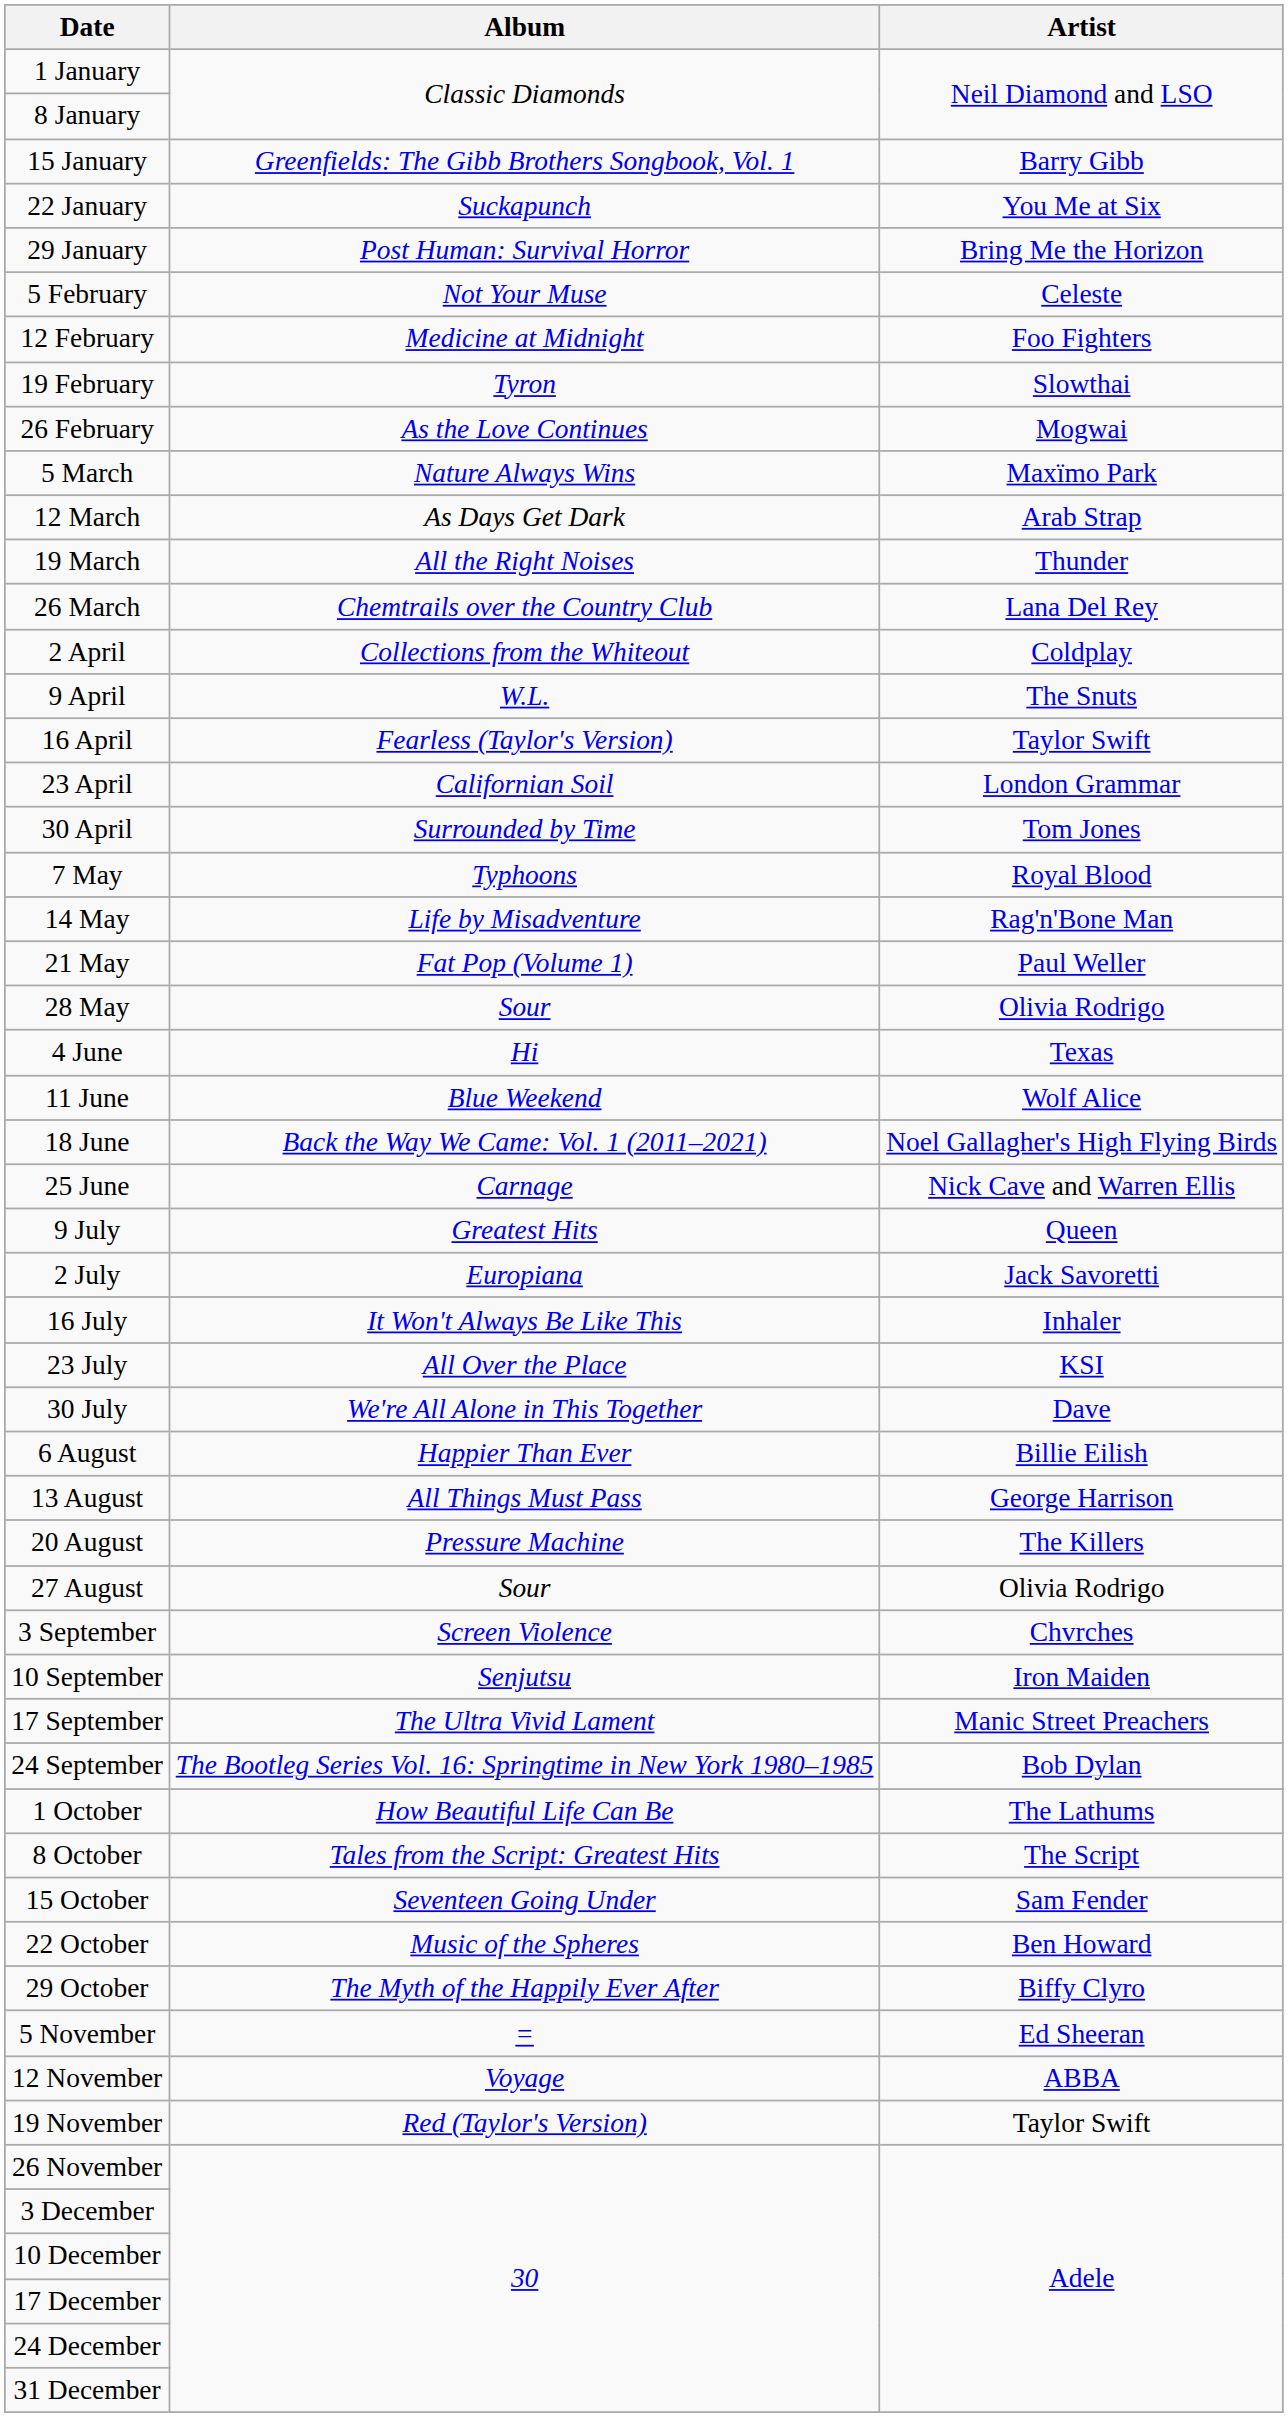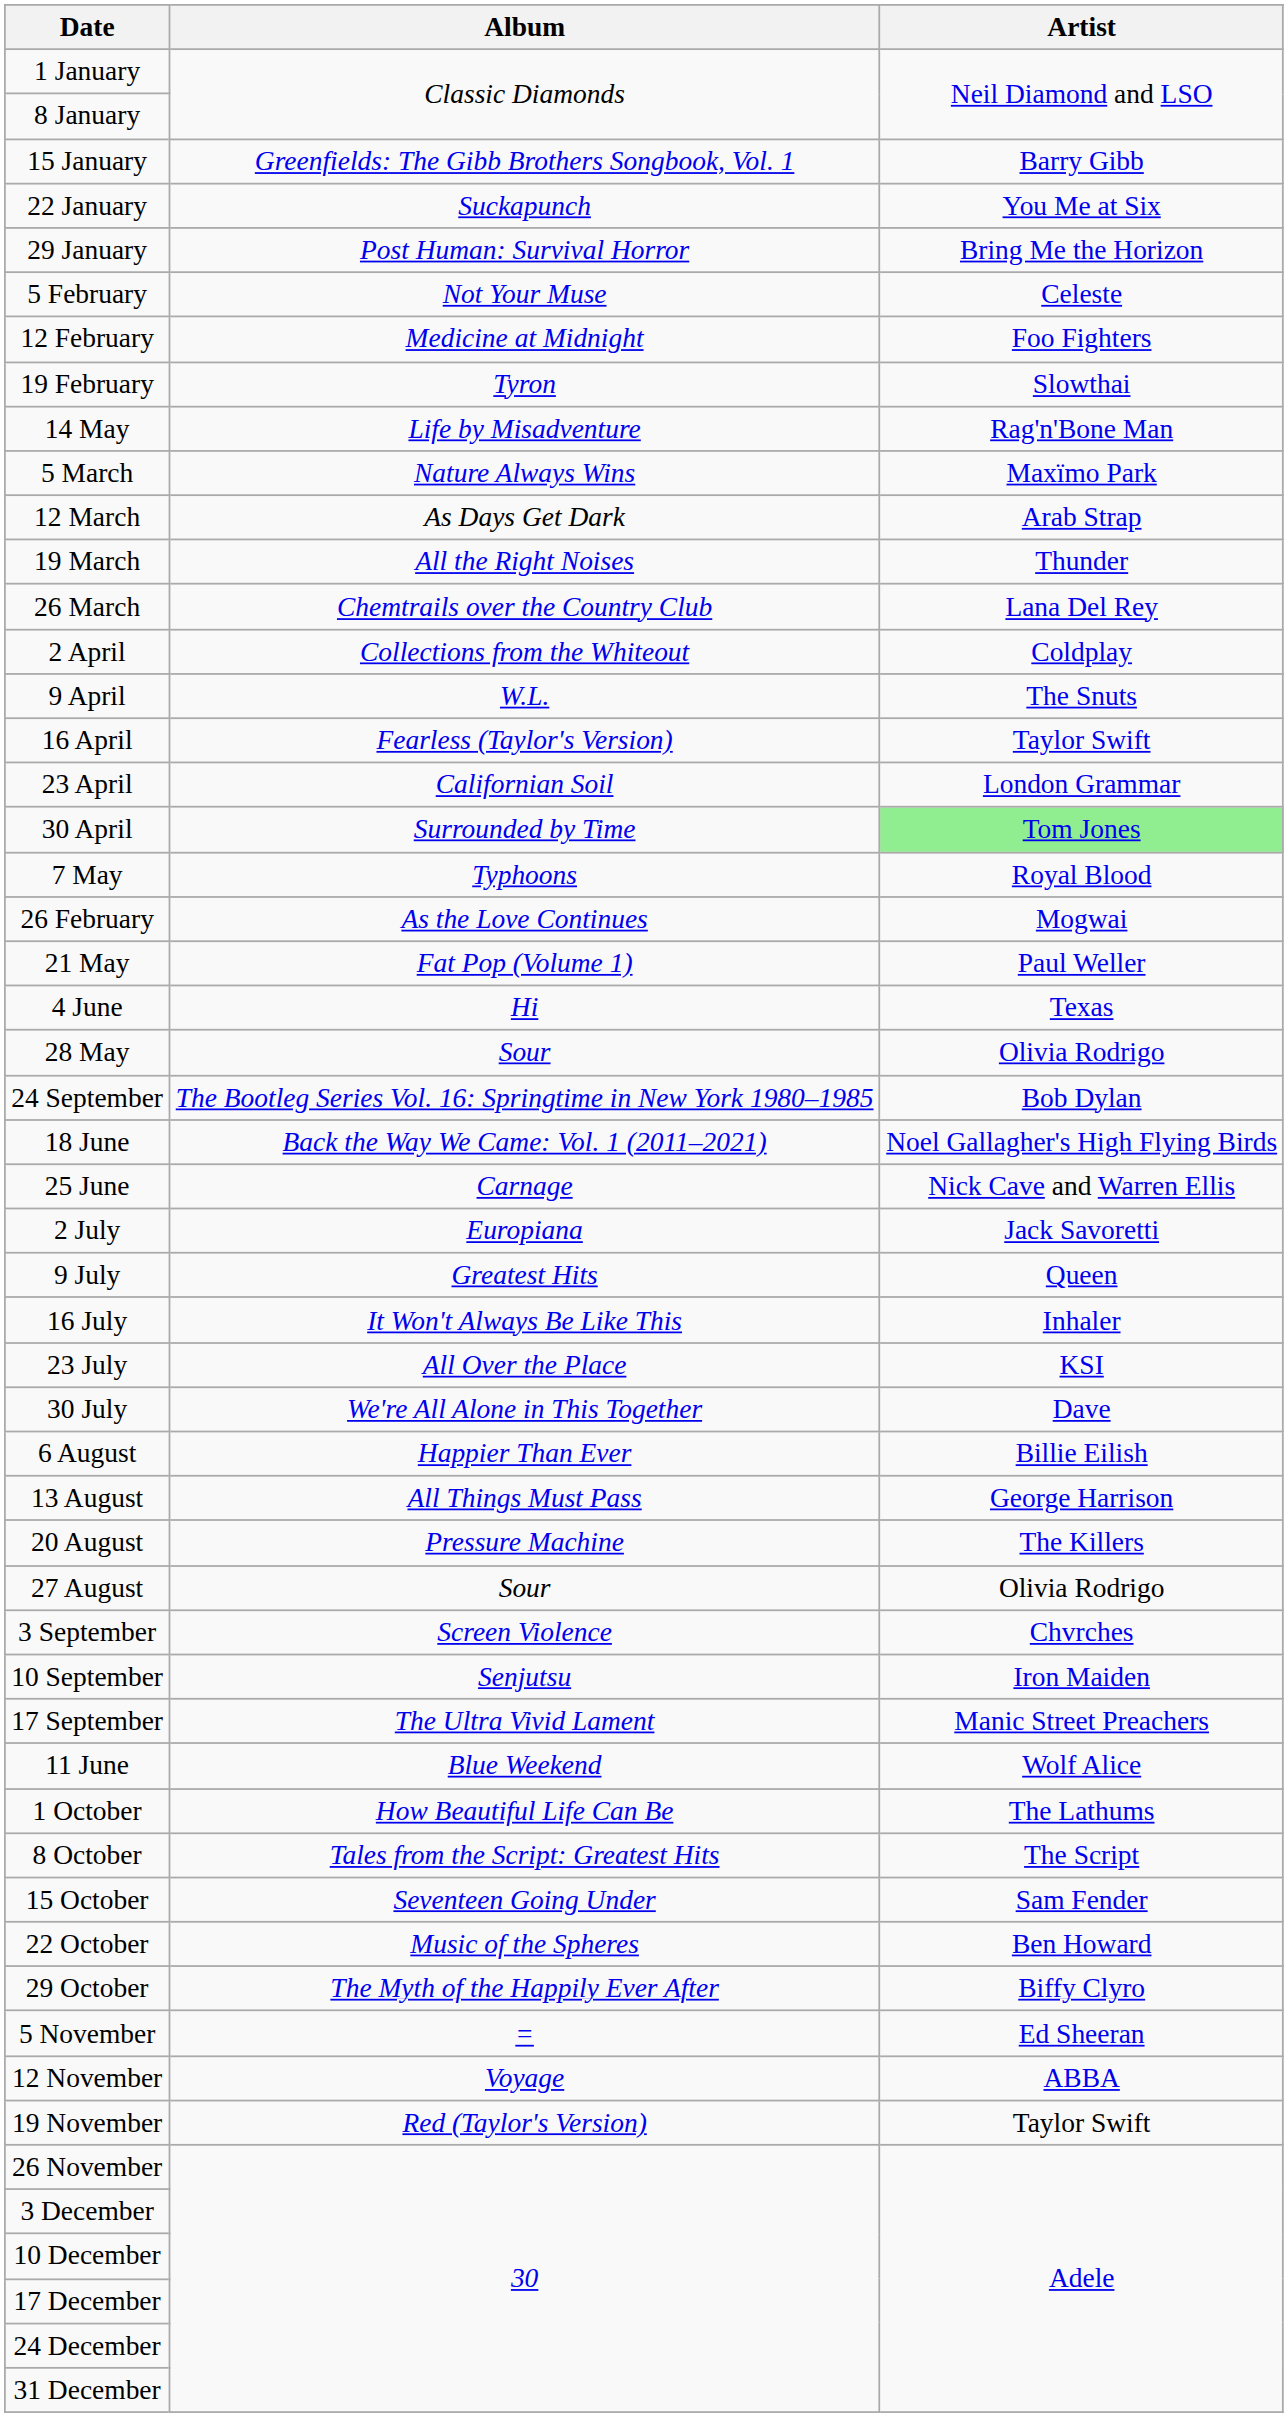rows swapped: (87, 427) <-> (87, 917)
(1082, 828) no background -> (1082, 828) lightgreen background
rows swapped: (87, 1007) <-> (87, 1051)
rows swapped: (87, 1096) <-> (87, 1764)
rows swapped: (87, 1274) <-> (87, 1230)
